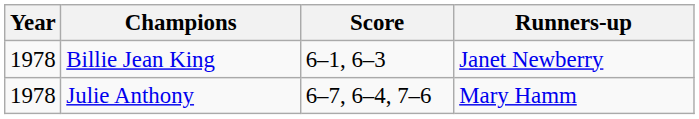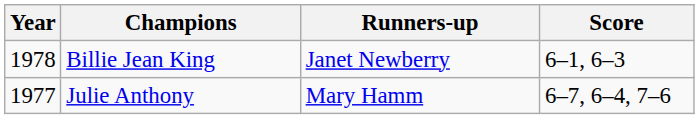columns swapped: (574, 22) <-> (377, 22)
(33, 95) 1978 -> (33, 95) 1977
